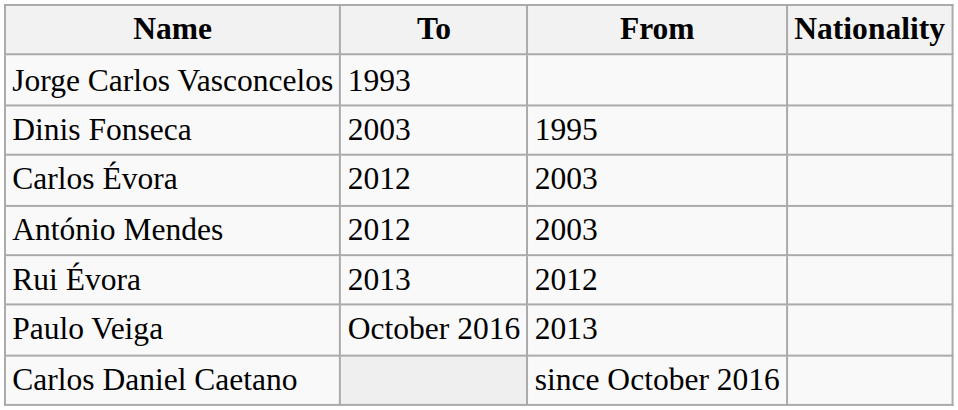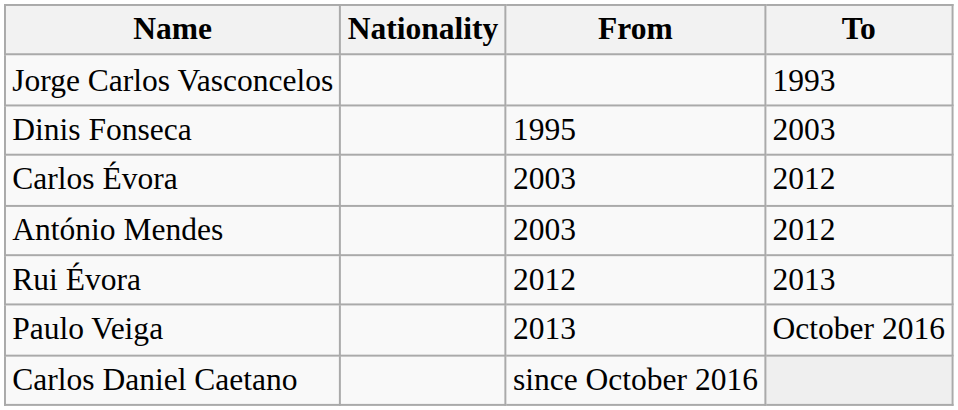columns swapped: (870, 29) <-> (434, 29)
